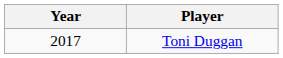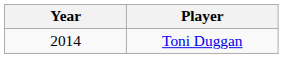(66, 41) 2017 -> (66, 41) 2014
